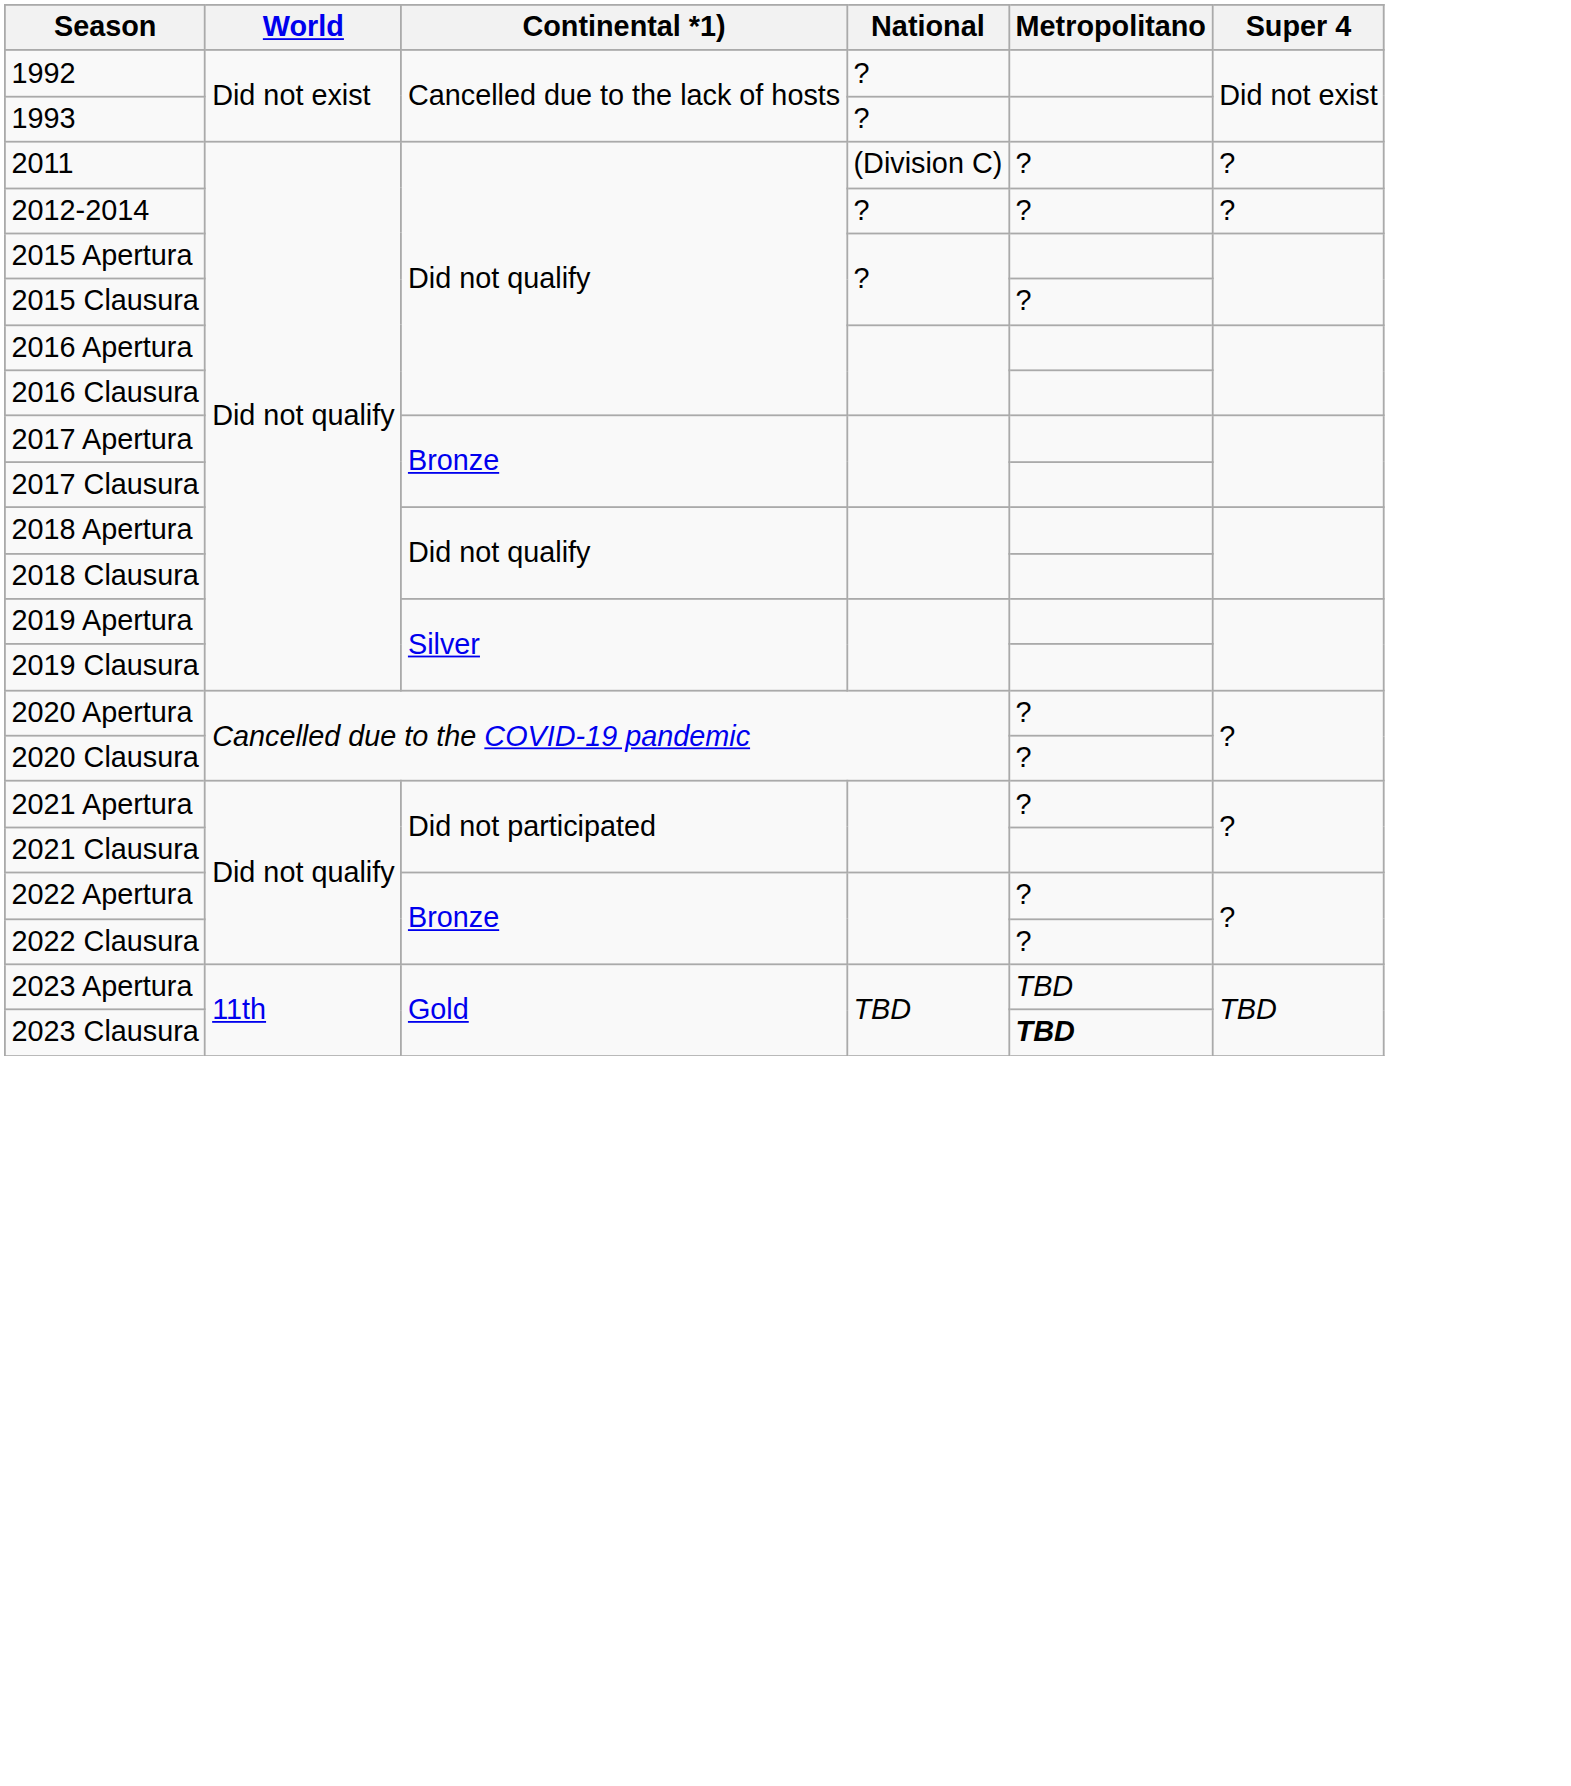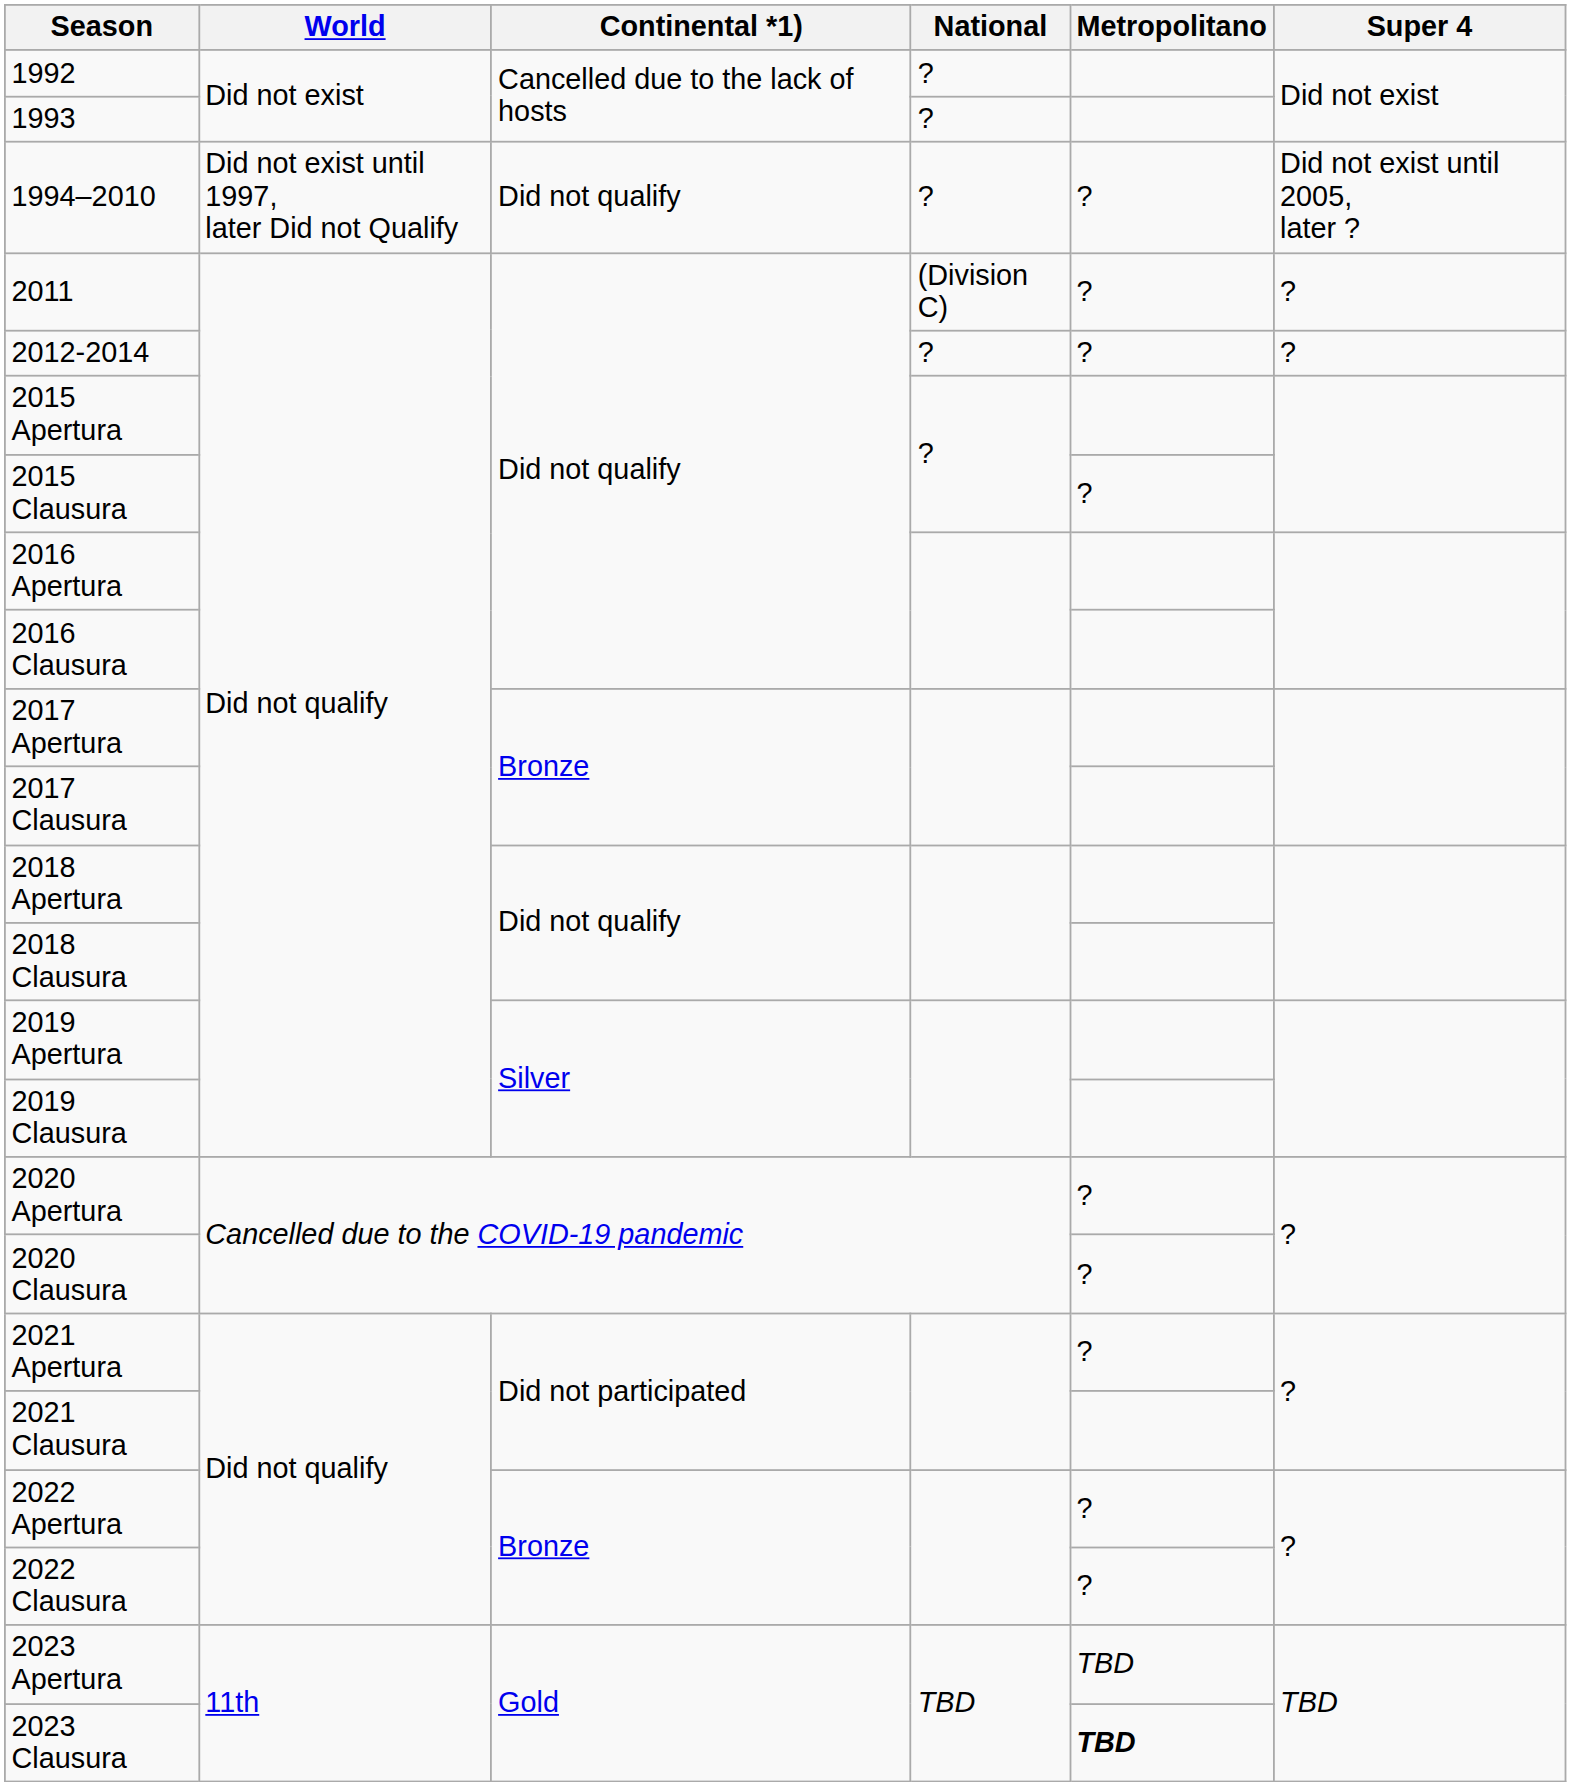+ row: (84, 196)
